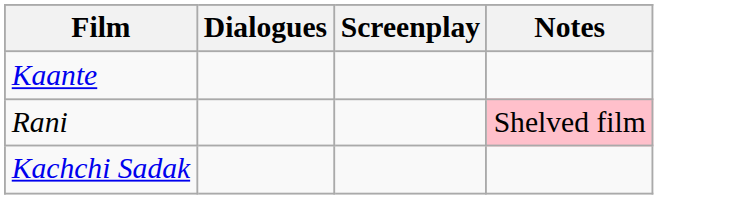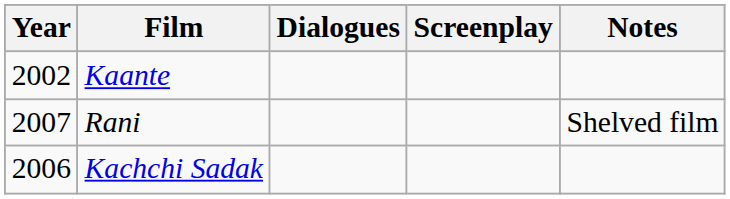+ column: (41, 27)
(570, 121) pink background -> (643, 121) no background
